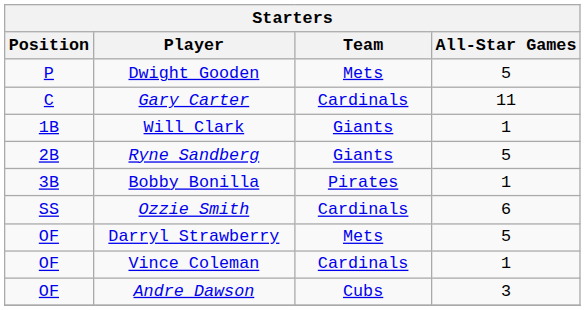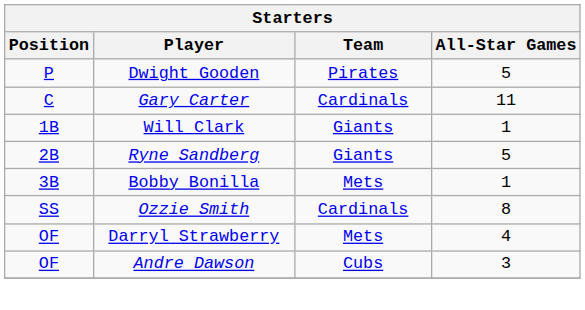(363, 73) Mets -> (363, 73) Pirates
(363, 182) Pirates -> (363, 182) Mets
(506, 210) 6 -> (506, 210) 8
(506, 237) 5 -> (506, 237) 4
- row: (194, 264)
